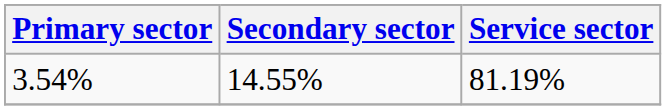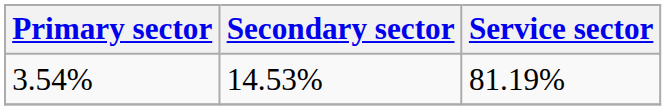(275, 78) 14.55% -> (275, 78) 14.53%
